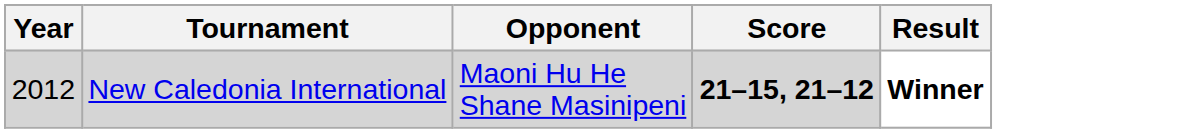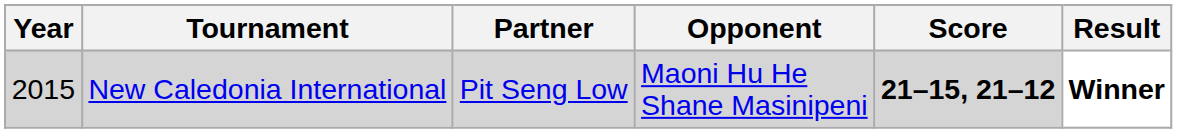+ column: (544, 28)
(43, 89) 2012 -> (43, 89) 2015
